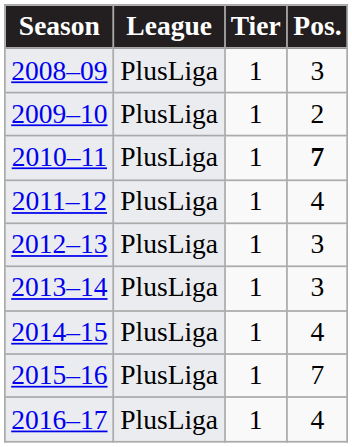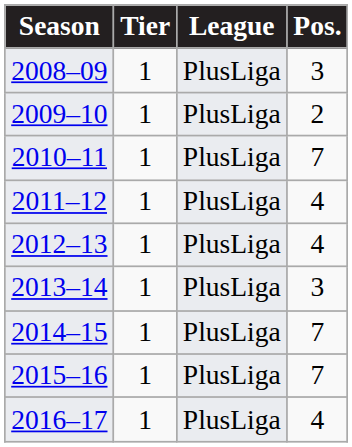columns swapped: (256, 26) <-> (169, 26)
(317, 157) bold -> (317, 157) normal
(317, 244) 3 -> (317, 244) 4
(317, 331) 4 -> (317, 331) 7
